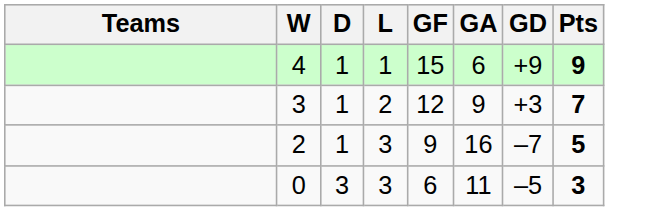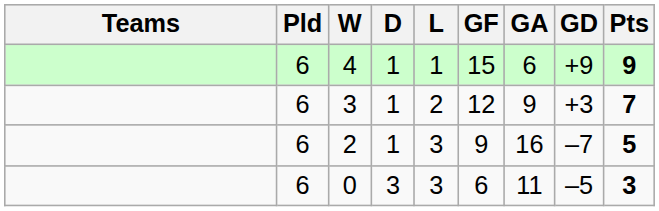+ column: (303, 24)
